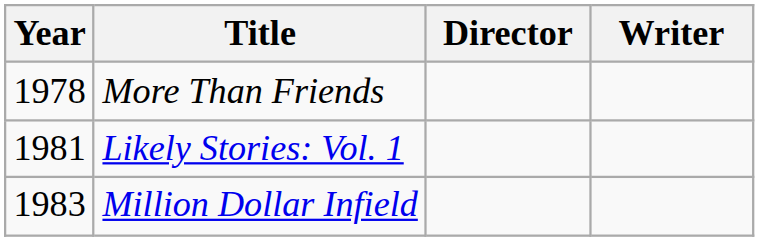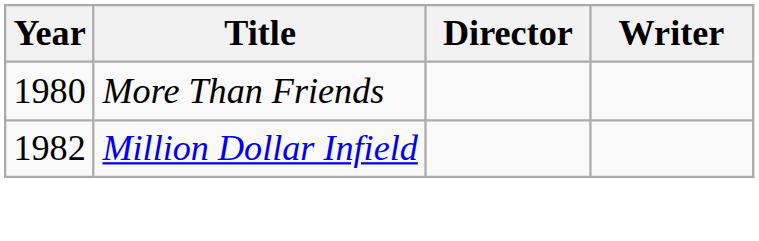(50, 90) 1978 -> (50, 90) 1980
- row: (253, 147)
(50, 205) 1983 -> (50, 147) 1982
